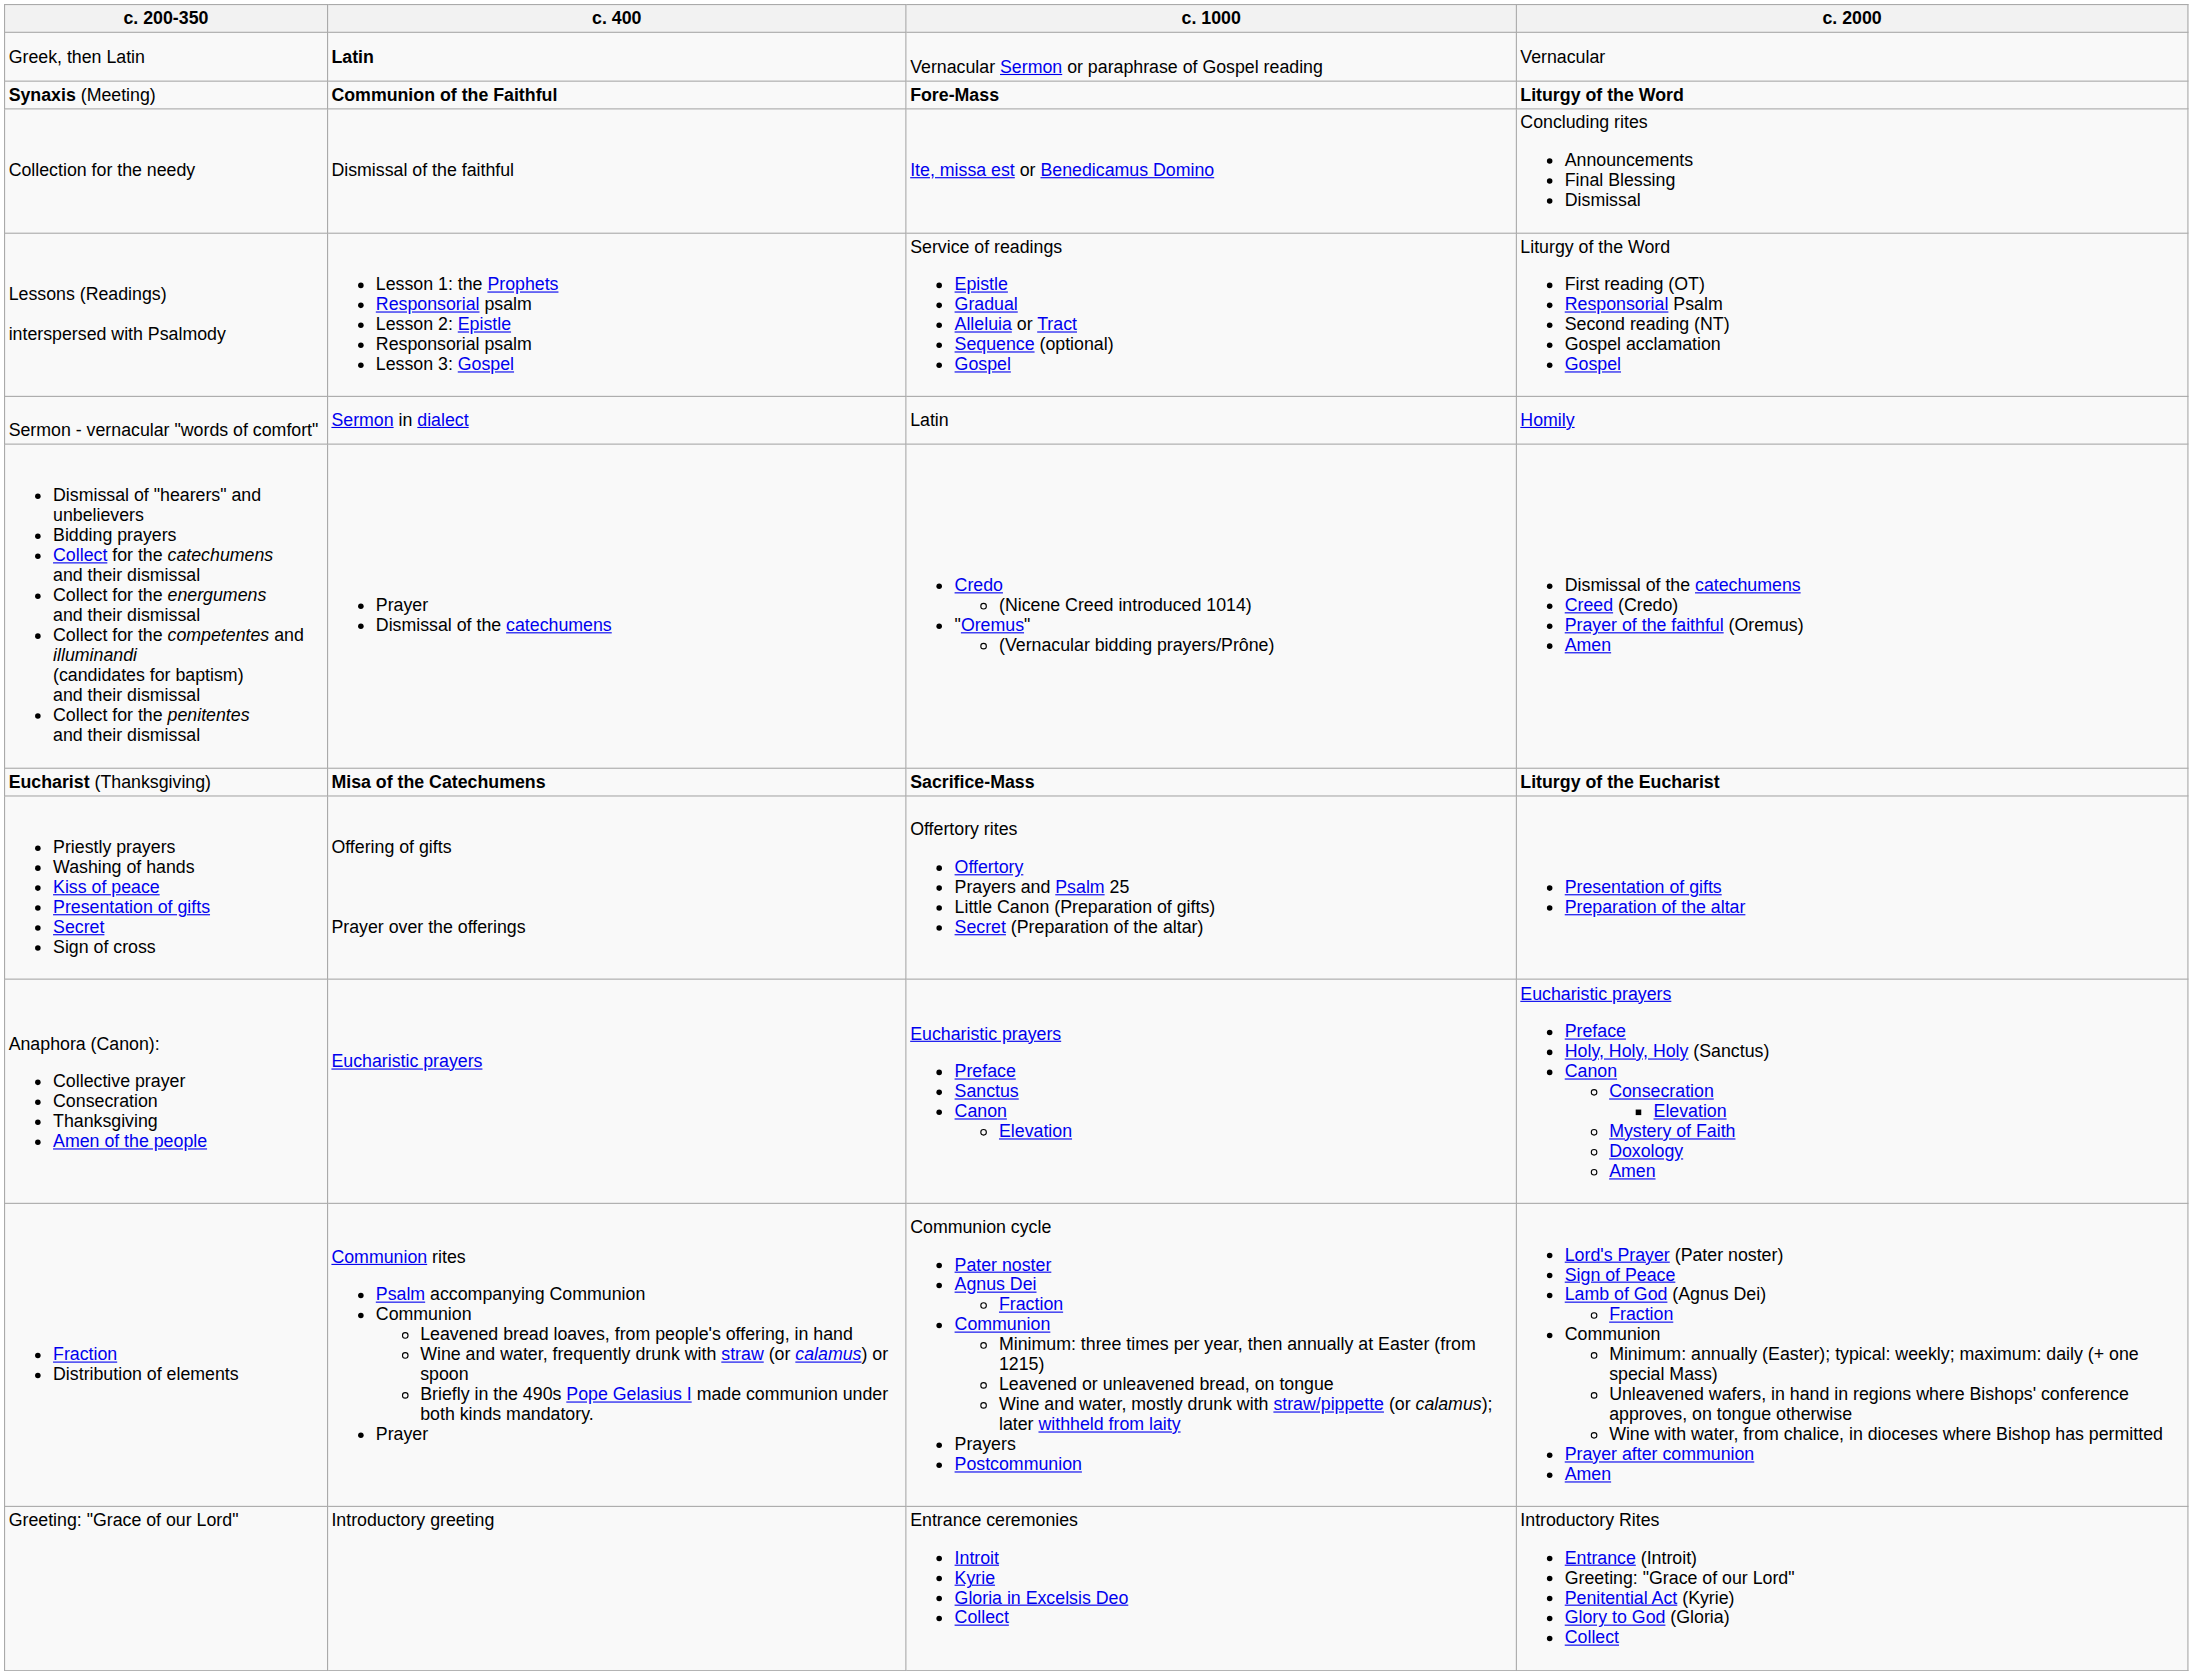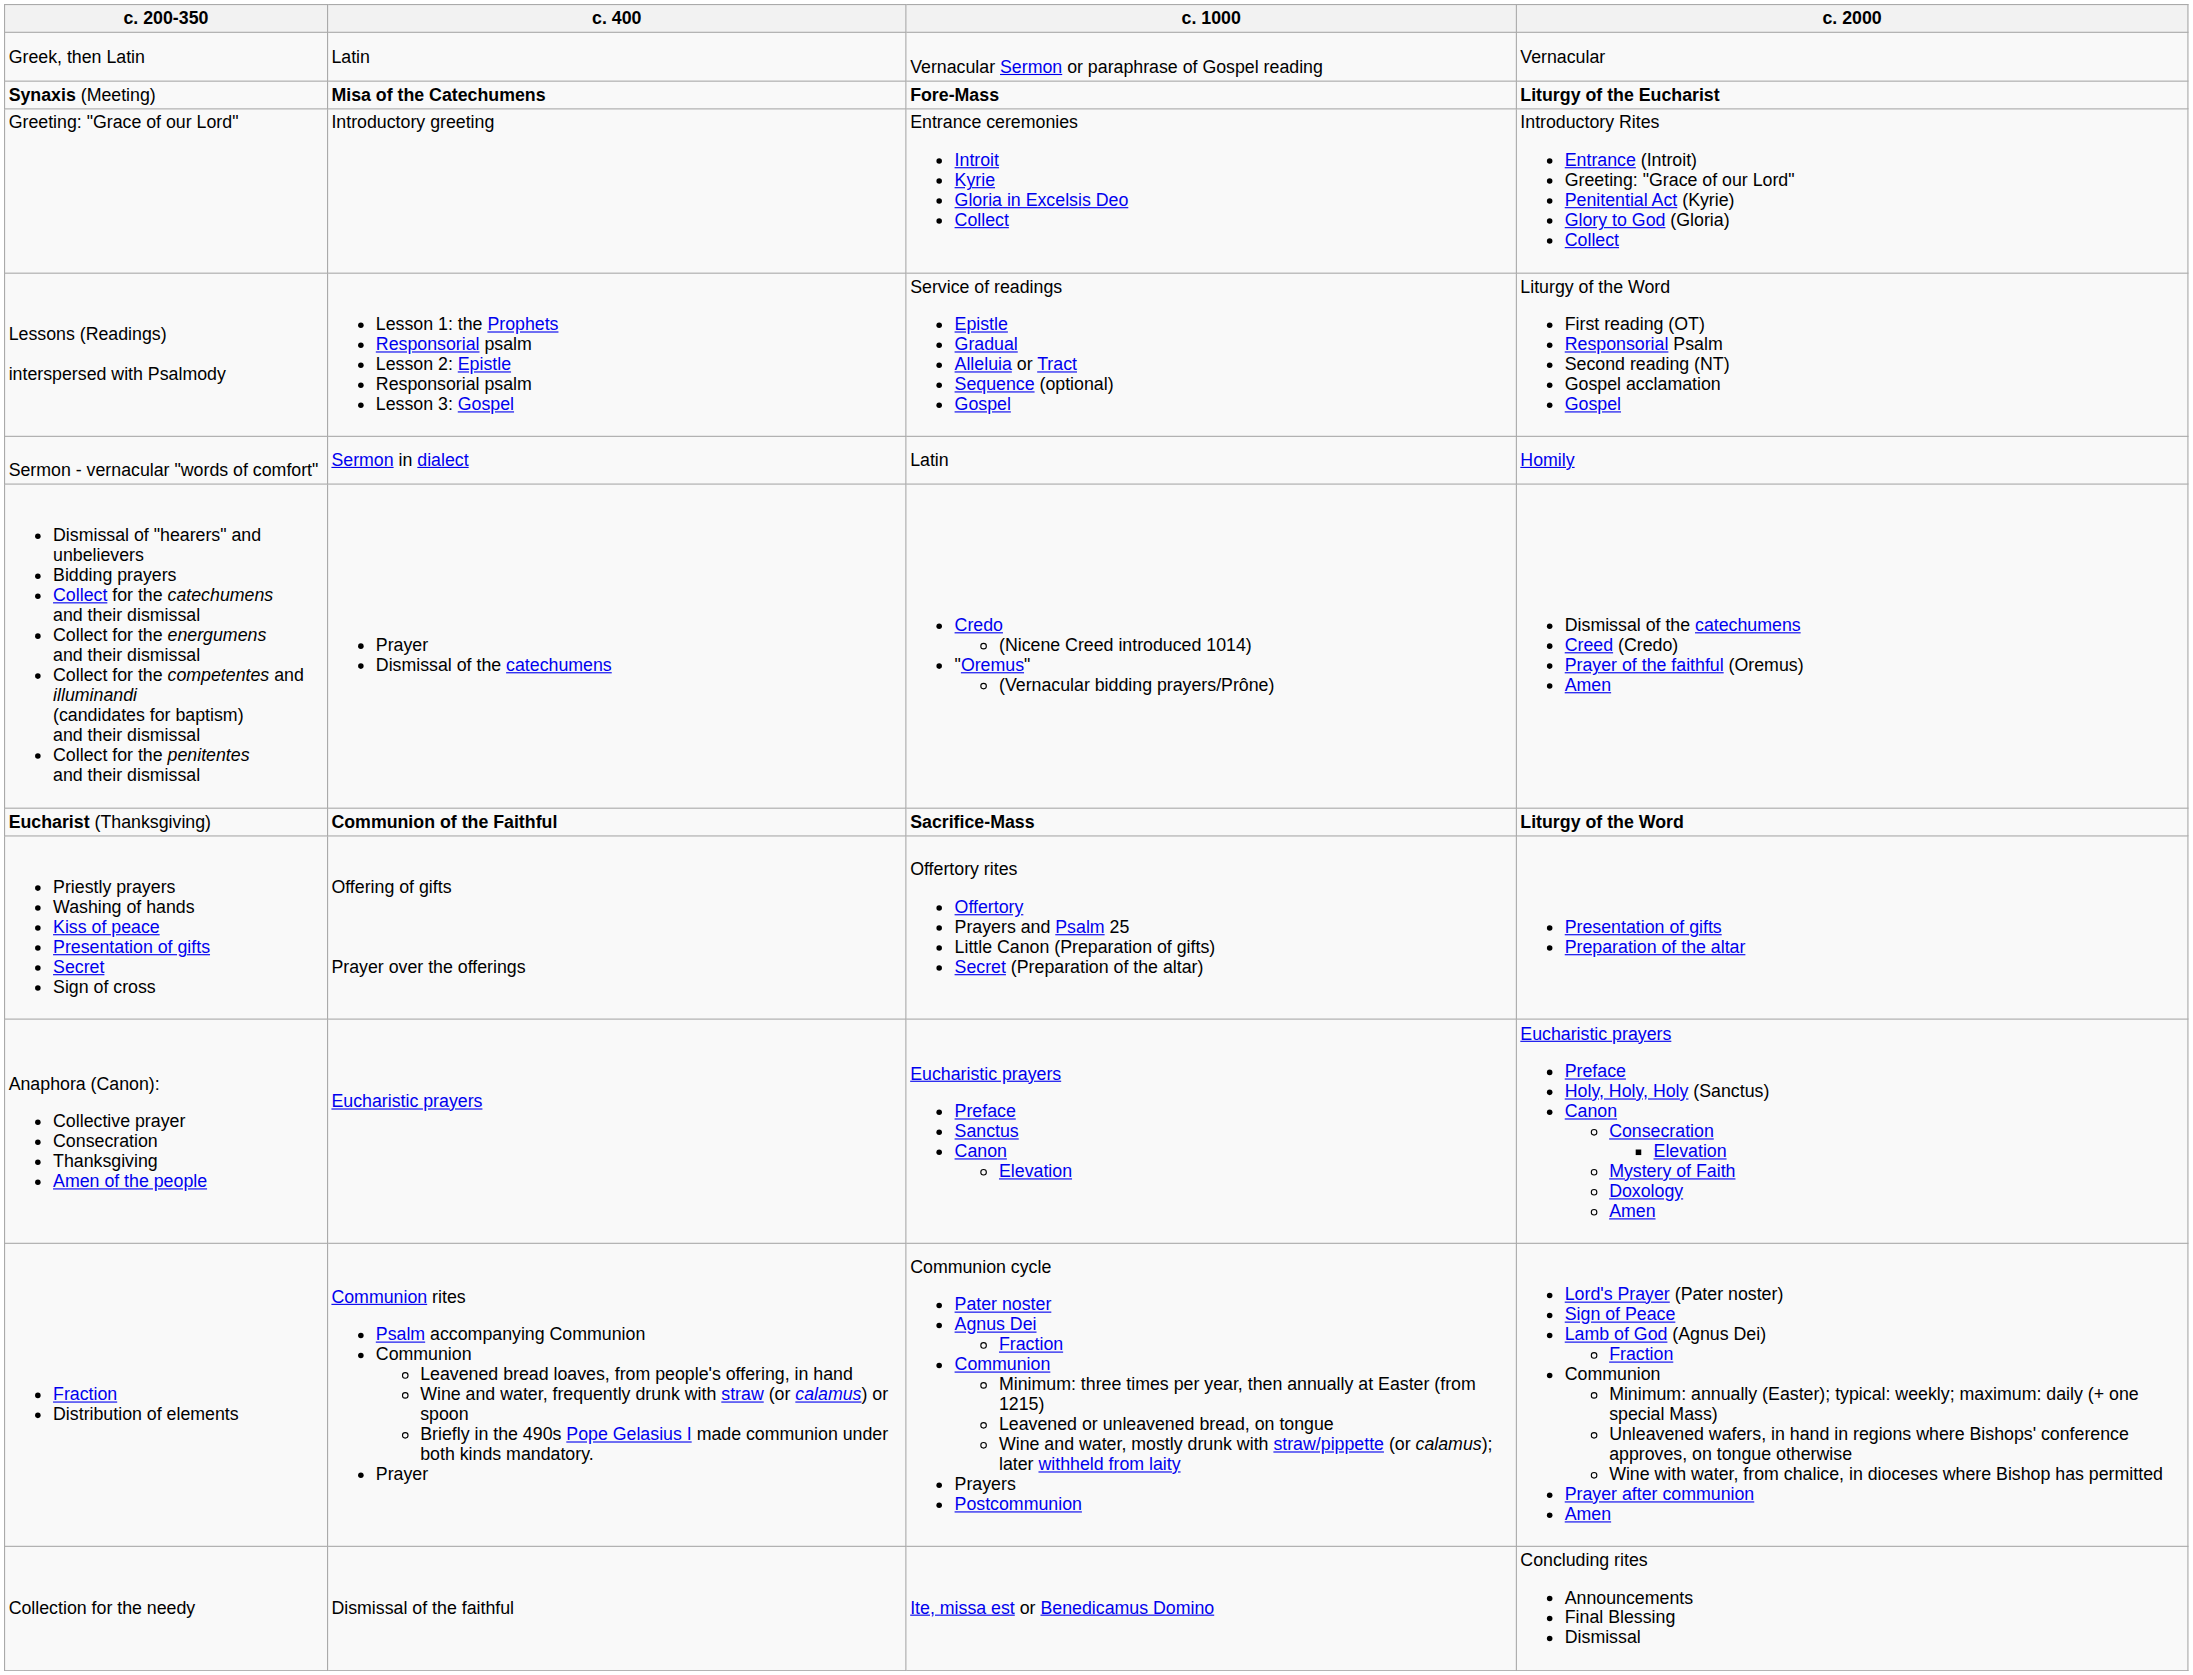(353, 56) bold -> (351, 56) normal
(444, 94) Communion of the Faithful -> (438, 94) Misa of the Catechumens
(1602, 94) Liturgy of the Word -> (1620, 94) Liturgy of the Eucharist
rows swapped: (124, 1520) <-> (102, 170)
(438, 781) Misa of the Catechumens -> (444, 821) Communion of the Faithful
(1620, 781) Liturgy of the Eucharist -> (1602, 821) Liturgy of the Word
